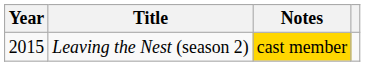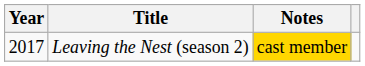(26, 46) 2015 -> (26, 46) 2017
